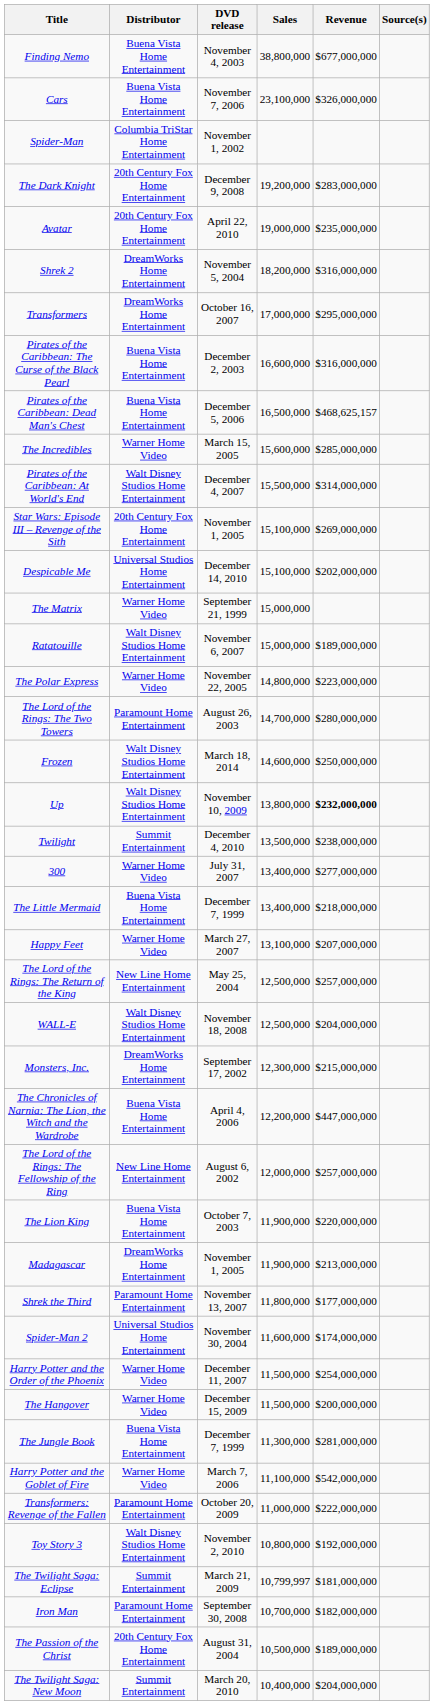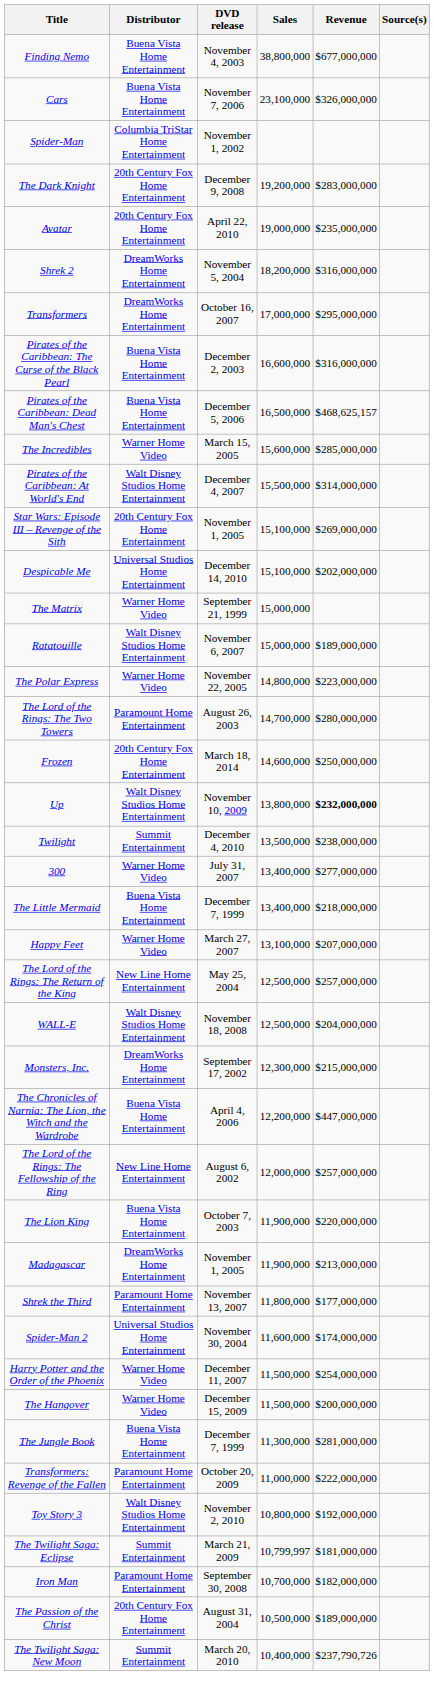(153, 761) Walt Disney Studios Home Entertainment -> (153, 761) 20th Century Fox Home Entertainment
- row: (57, 1478)
(346, 1685) $204,000,000 -> (346, 1655) $237,790,726
